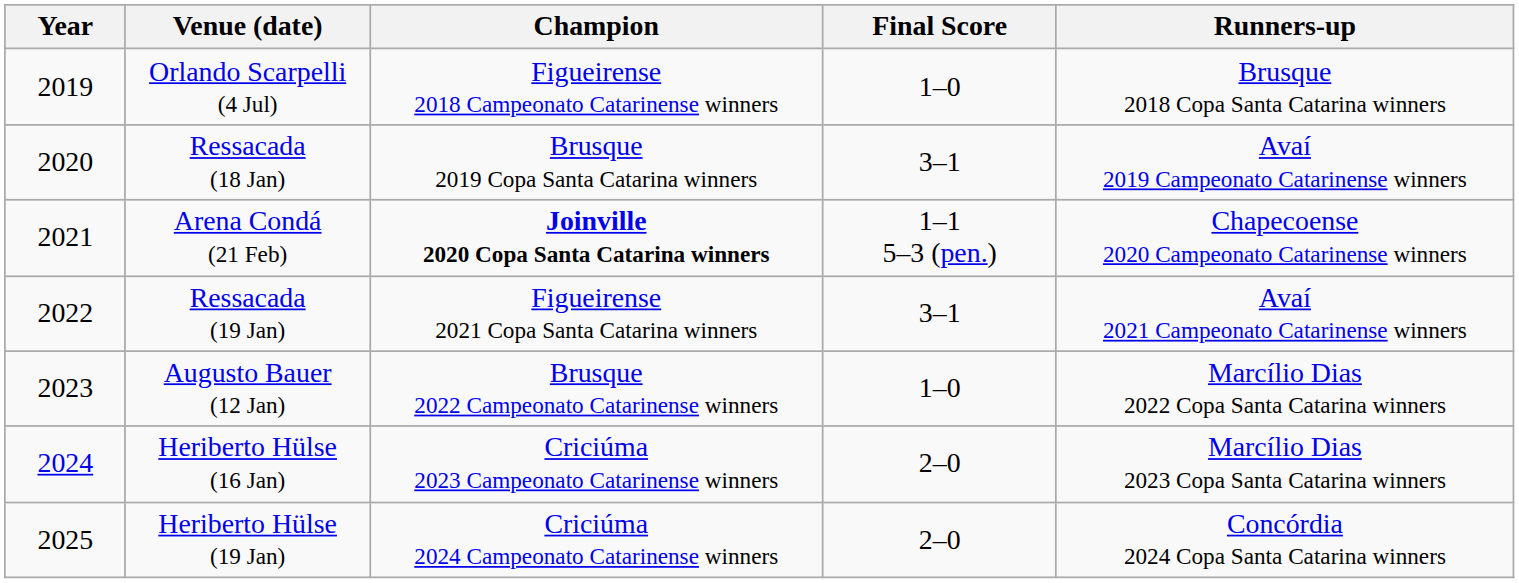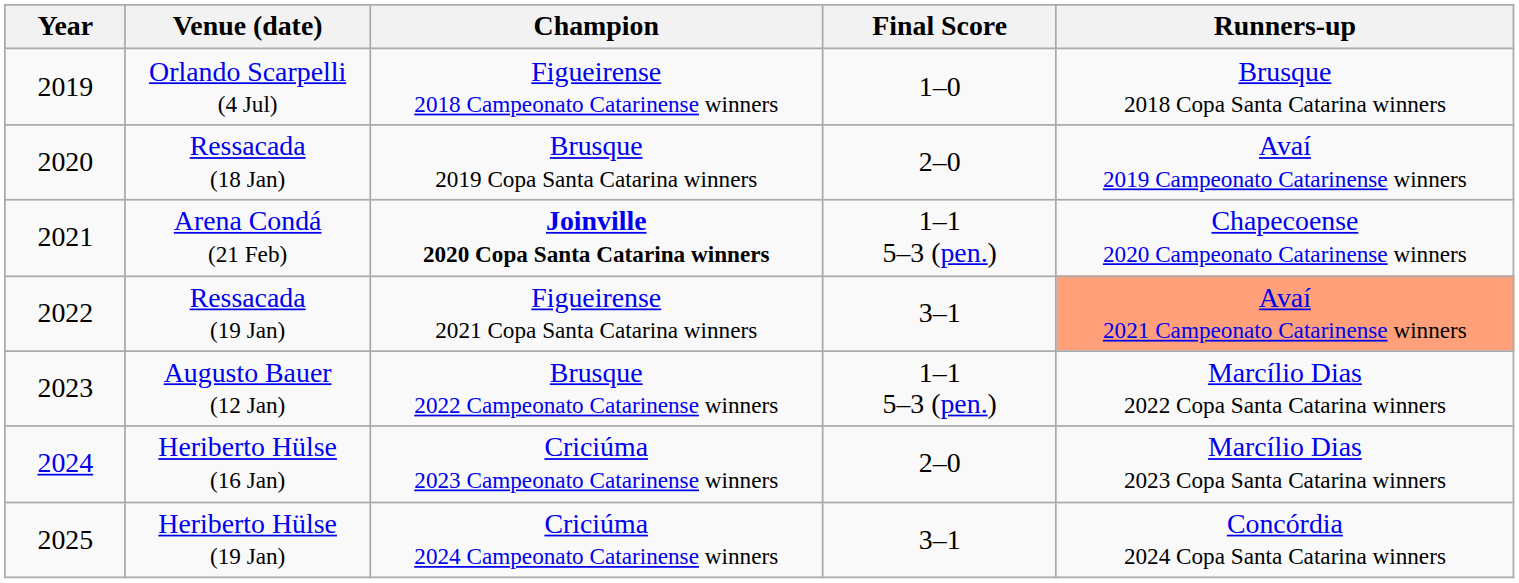(940, 161) 3–1 -> (940, 161) 2–0
(1285, 312) no background -> (1285, 312) lightsalmon background
(940, 388) 1–0 -> (940, 388) 1–1 5–3 (pen.)
(940, 539) 2–0 -> (940, 539) 3–1
